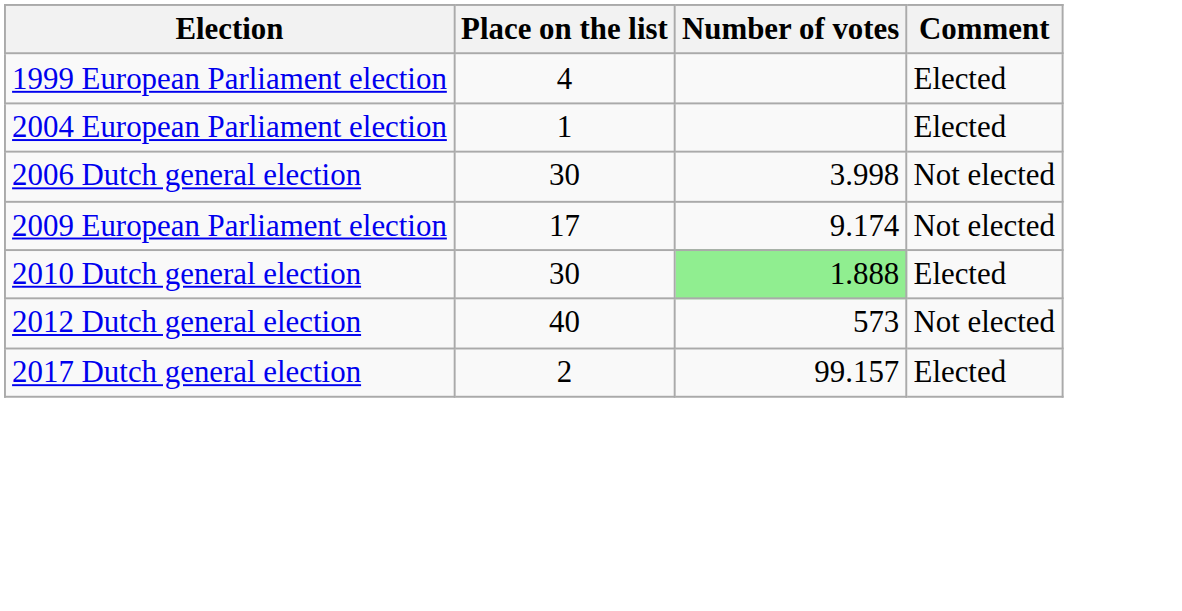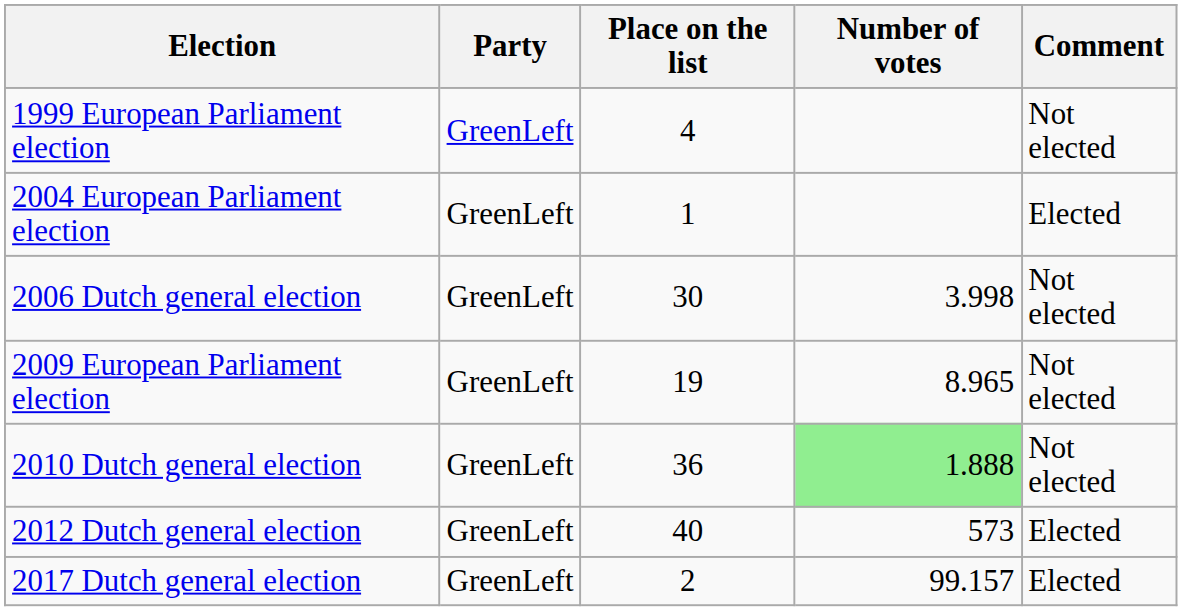+ column: (510, 46)
(960, 77) Elected -> (1072, 130) Not elected
(564, 224) 17 -> (688, 381) 19
(865, 224) 9.174 -> (979, 381) 8.965
(564, 273) 30 -> (688, 464) 36
(960, 273) Elected -> (1072, 464) Not elected
(984, 322) Not elected -> (1075, 531) Elected
